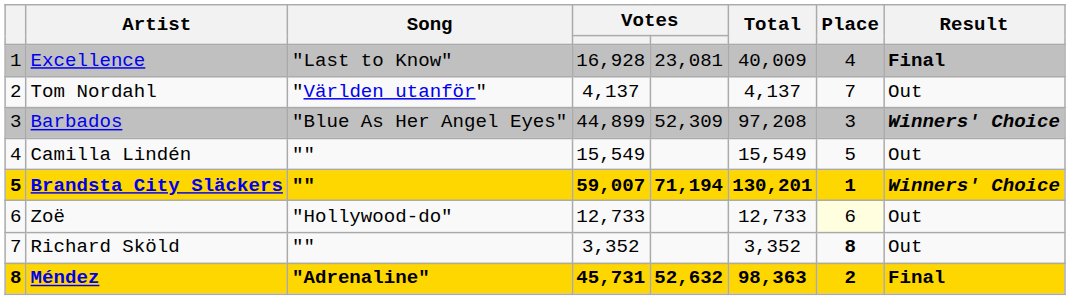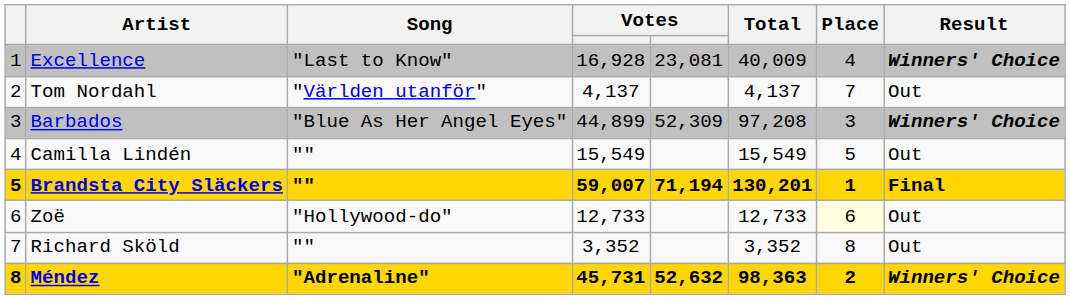(917, 61) Final -> (974, 61) Winners' Choice
(974, 185) Winners' Choice -> (917, 185) Final
(850, 247) bold -> (850, 247) normal
(917, 279) Final -> (974, 279) Winners' Choice
